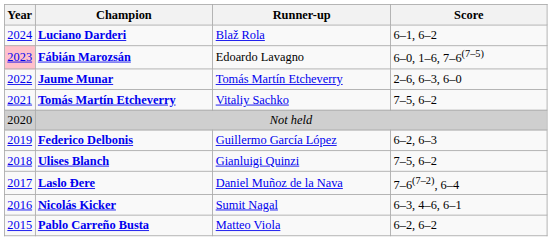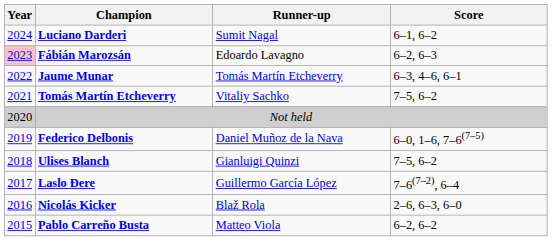(240, 35) Blaž Rola -> (247, 35) Sumit Nagal
(439, 57) 6–0, 1–6, 7–6(7–5) -> (415, 55) 6–2, 6–3
(428, 79) 2–6, 6–3, 6–0 -> (428, 76) 6–3, 4–6, 6–1
(276, 140) Guillermo García López -> (279, 139) Daniel Muñoz de la Nava
(415, 140) 6–2, 6–3 -> (439, 139) 6–0, 1–6, 7–6(7–5)
(279, 183) Daniel Muñoz de la Nava -> (276, 183) Guillermo García López
(247, 205) Sumit Nagal -> (240, 205) Blaž Rola
(428, 205) 6–3, 4–6, 6–1 -> (428, 205) 2–6, 6–3, 6–0
